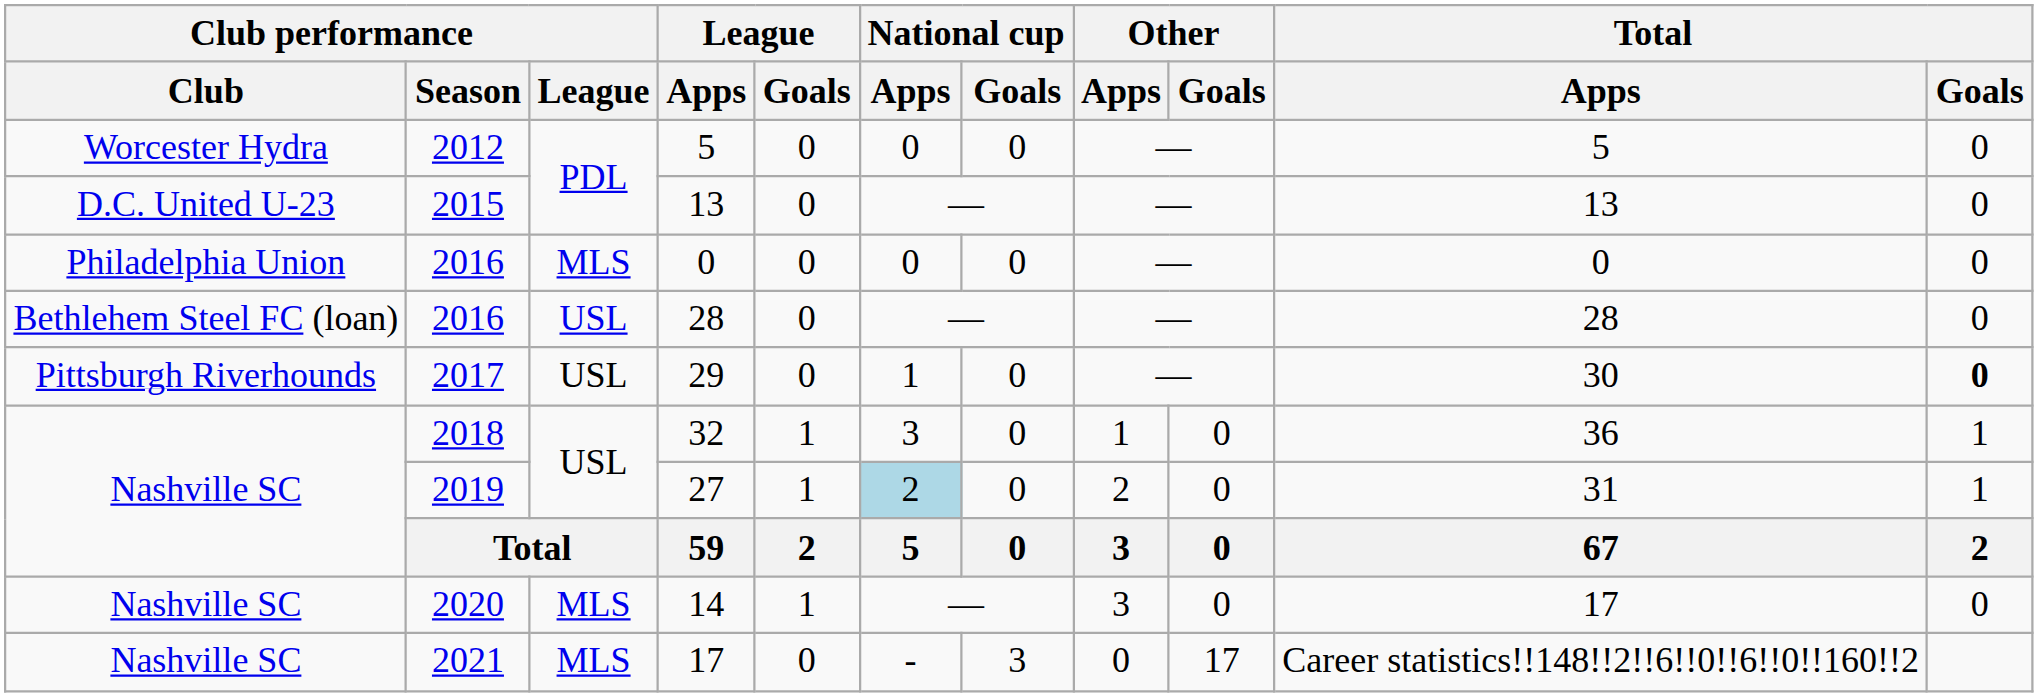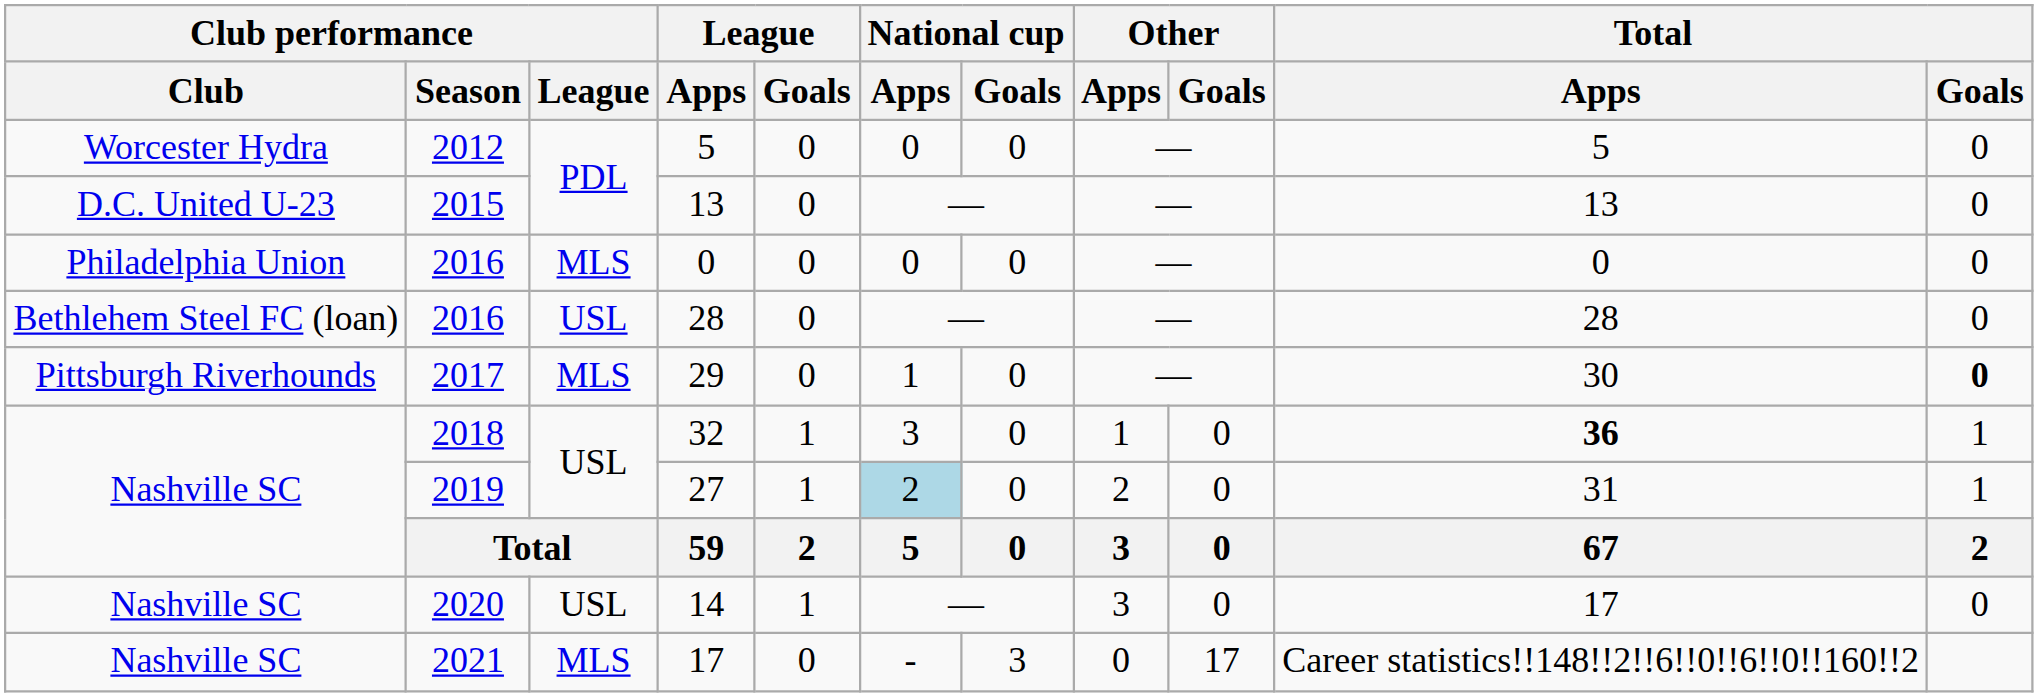(594, 375) USL -> (594, 375) MLS
(1601, 432) normal -> (1601, 432) bold
(594, 603) MLS -> (594, 603) USL
